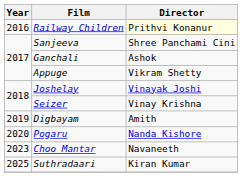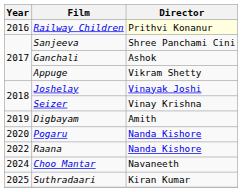+ row: (48, 149)
(18, 149) 2023 -> (18, 165) 2024
